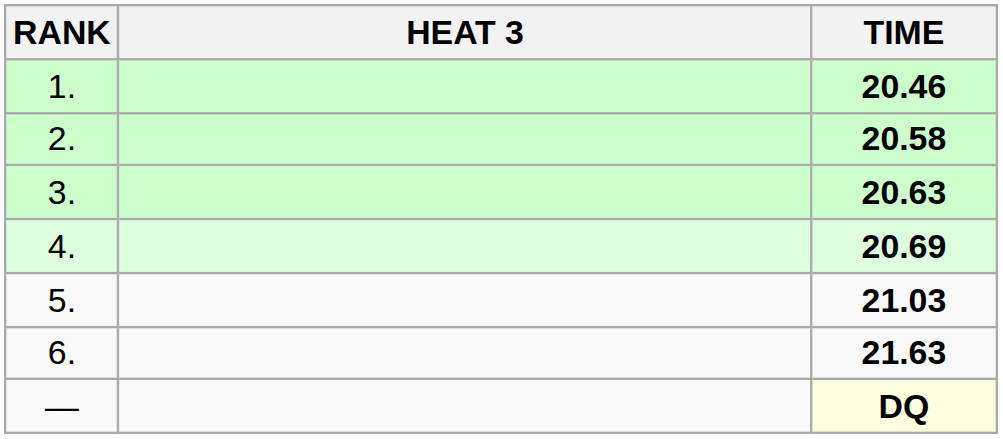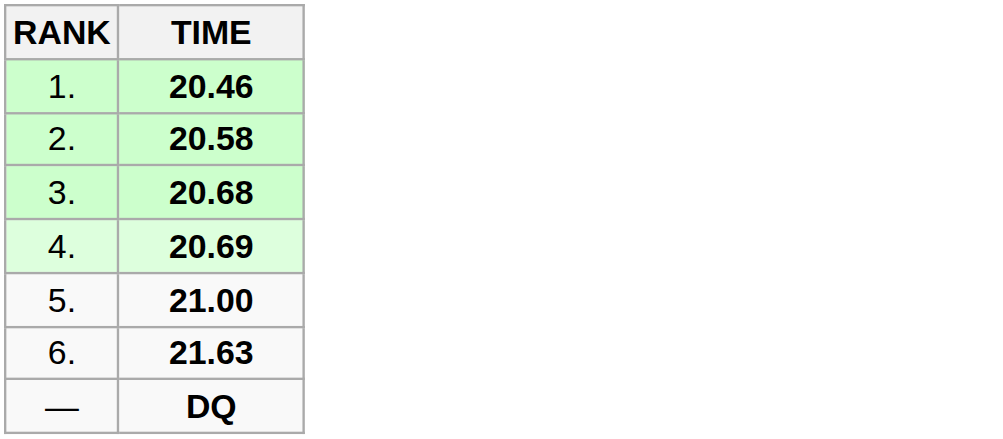- column: (465, 32)
(904, 193) 20.63 -> (211, 193) 20.68
(904, 300) 21.03 -> (211, 300) 21.00
(904, 407) lightyellow background -> (211, 407) no background
